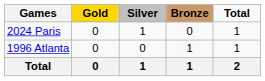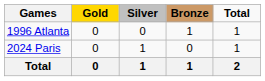rows swapped: (38, 48) <-> (34, 31)
